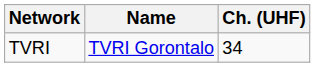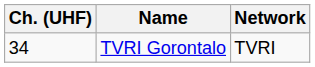columns swapped: (264, 18) <-> (44, 18)
